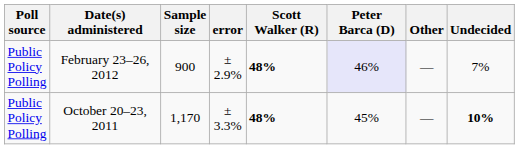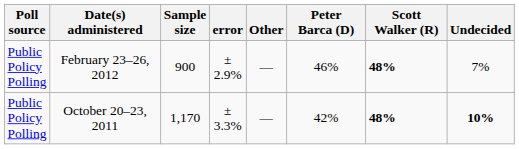columns swapped: (287, 22) <-> (427, 30)
(367, 66) lavender background -> (326, 66) no background
(367, 118) 45% -> (326, 118) 42%
